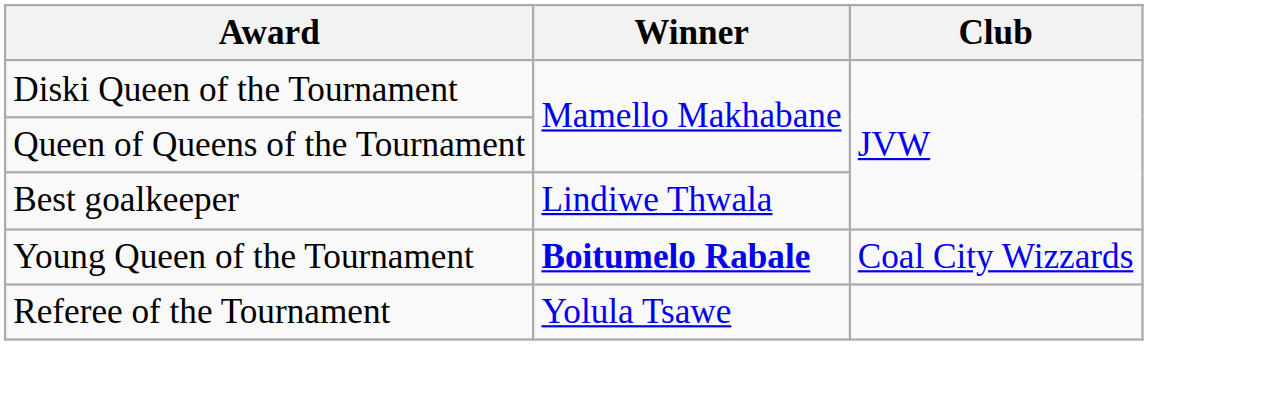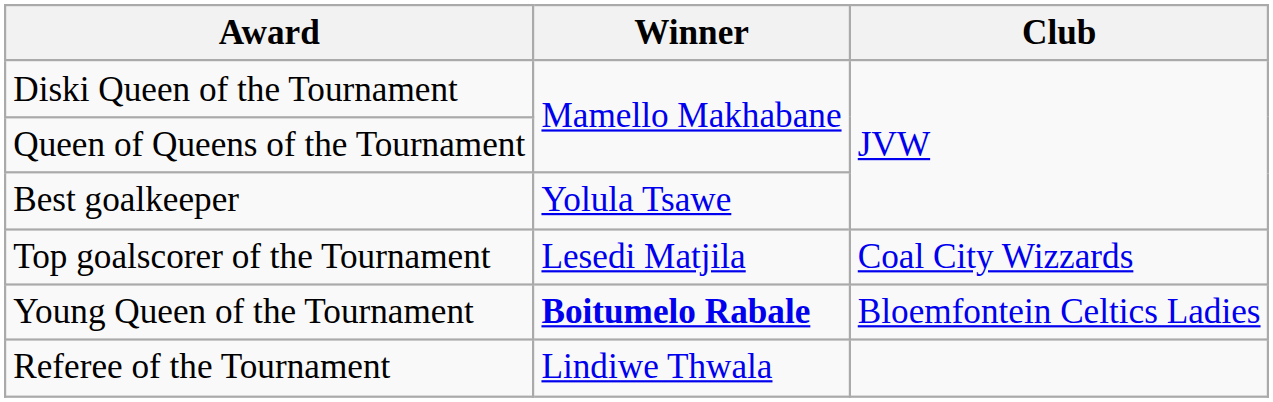(657, 199) Lindiwe Thwala -> (636, 199) Yolula Tsawe
+ row: (252, 255)
(996, 255) Coal City Wizzards -> (1059, 311) Bloemfontein Celtics Ladies
(636, 311) Yolula Tsawe -> (657, 367) Lindiwe Thwala
